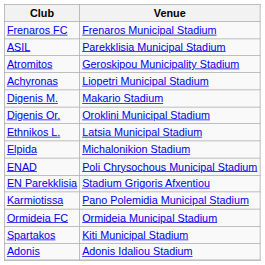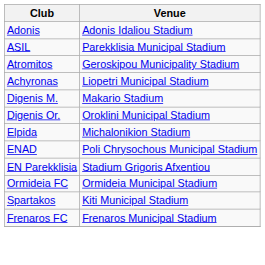rows swapped: (23, 252) <-> (37, 30)
- row: (34, 133)
- row: (35, 201)
